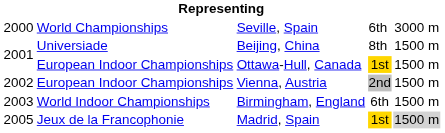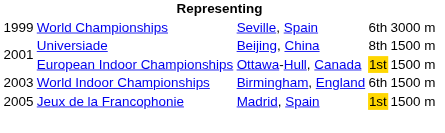(18, 27) 2000 -> (18, 27) 1999
- row: (282, 83)
(417, 120) lightgrey background -> (413, 101) no background
